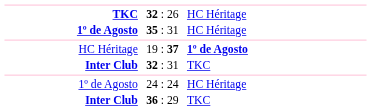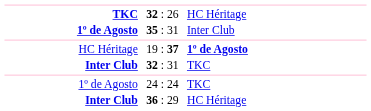(217, 30) HC Héritage -> (211, 30) Inter Club
(217, 84) HC Héritage -> (199, 84) TKC
(199, 100) TKC -> (217, 100) HC Héritage
